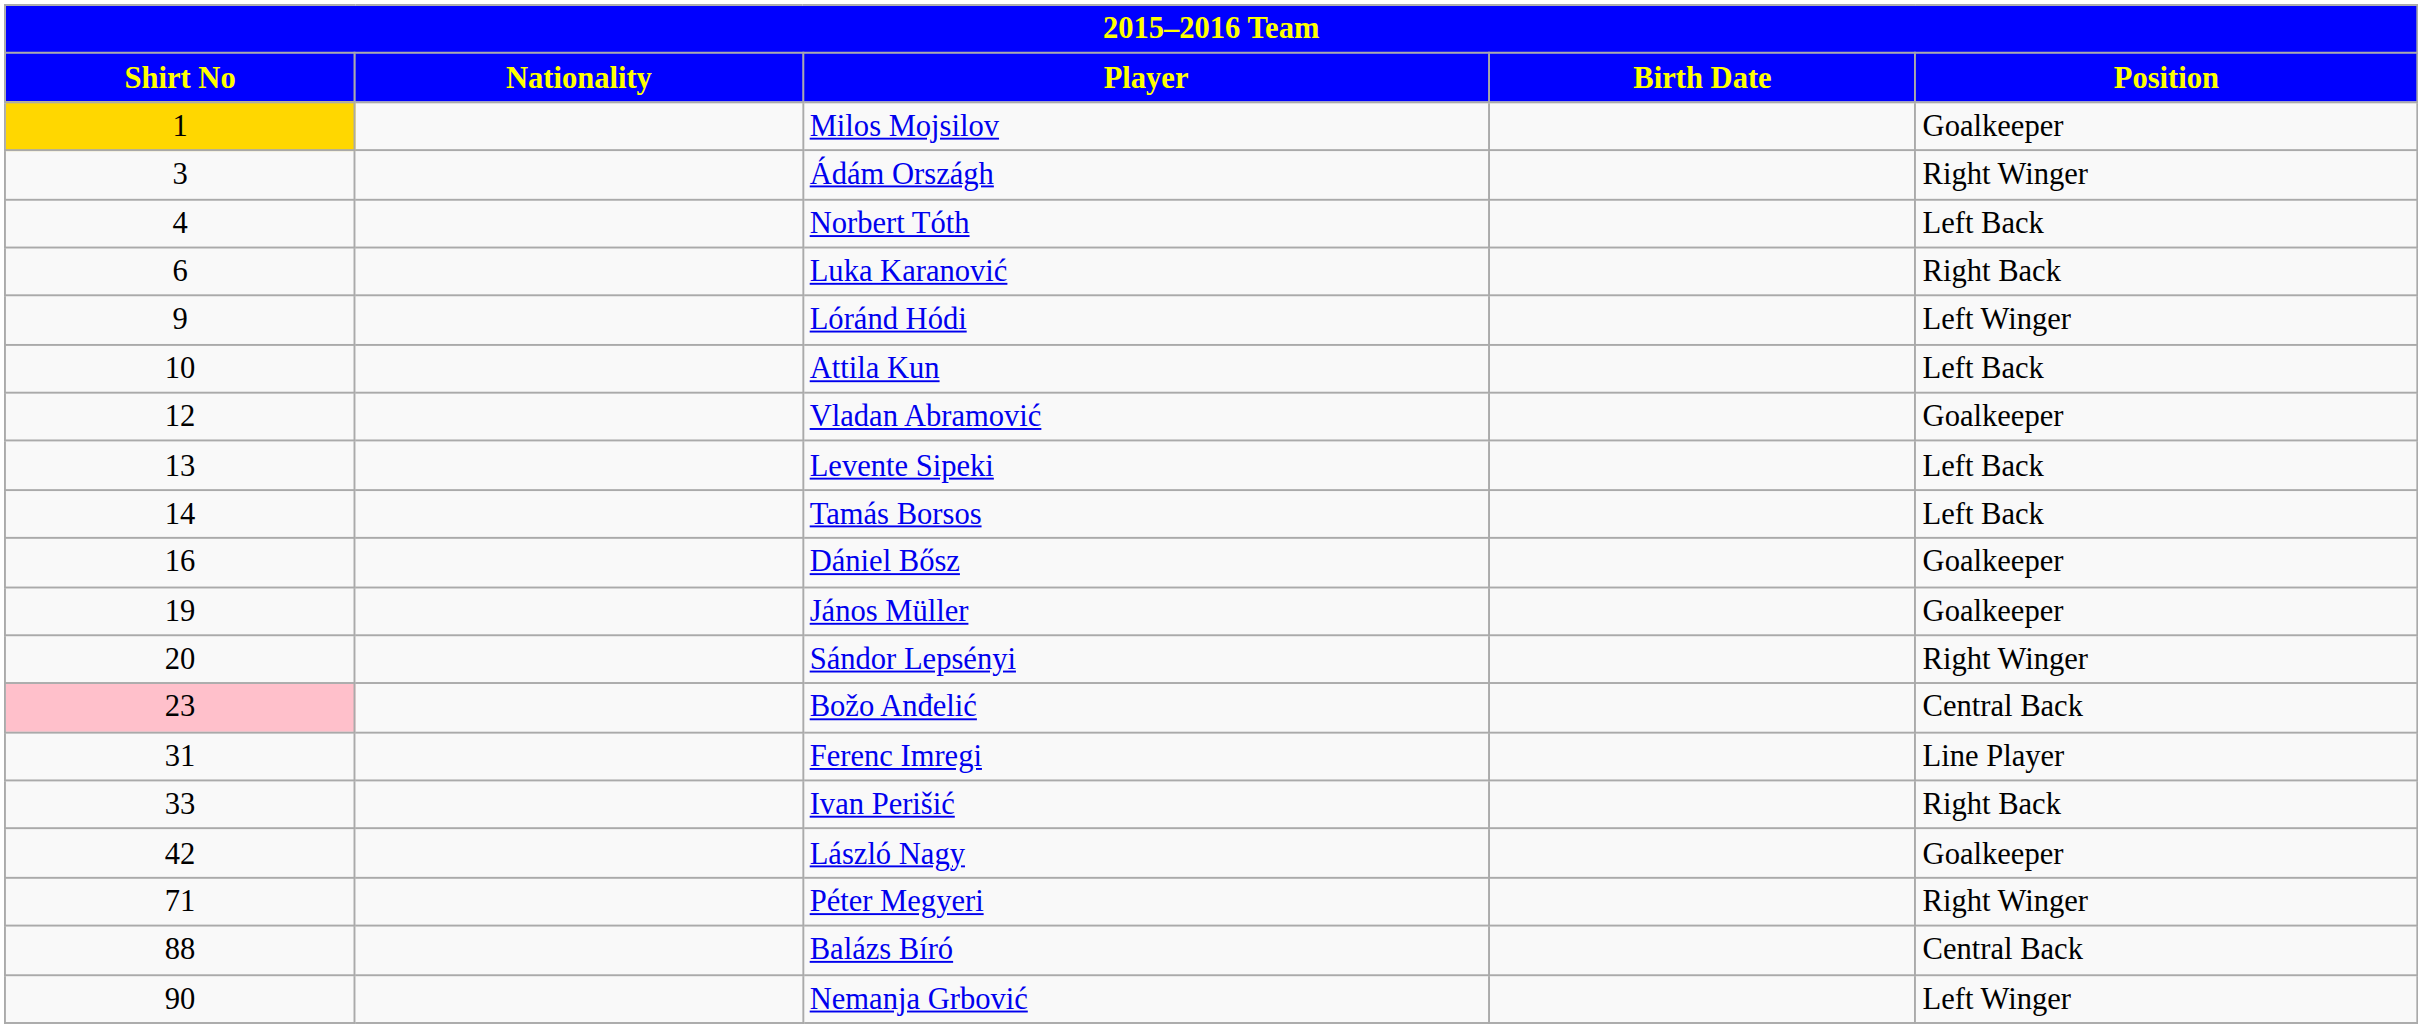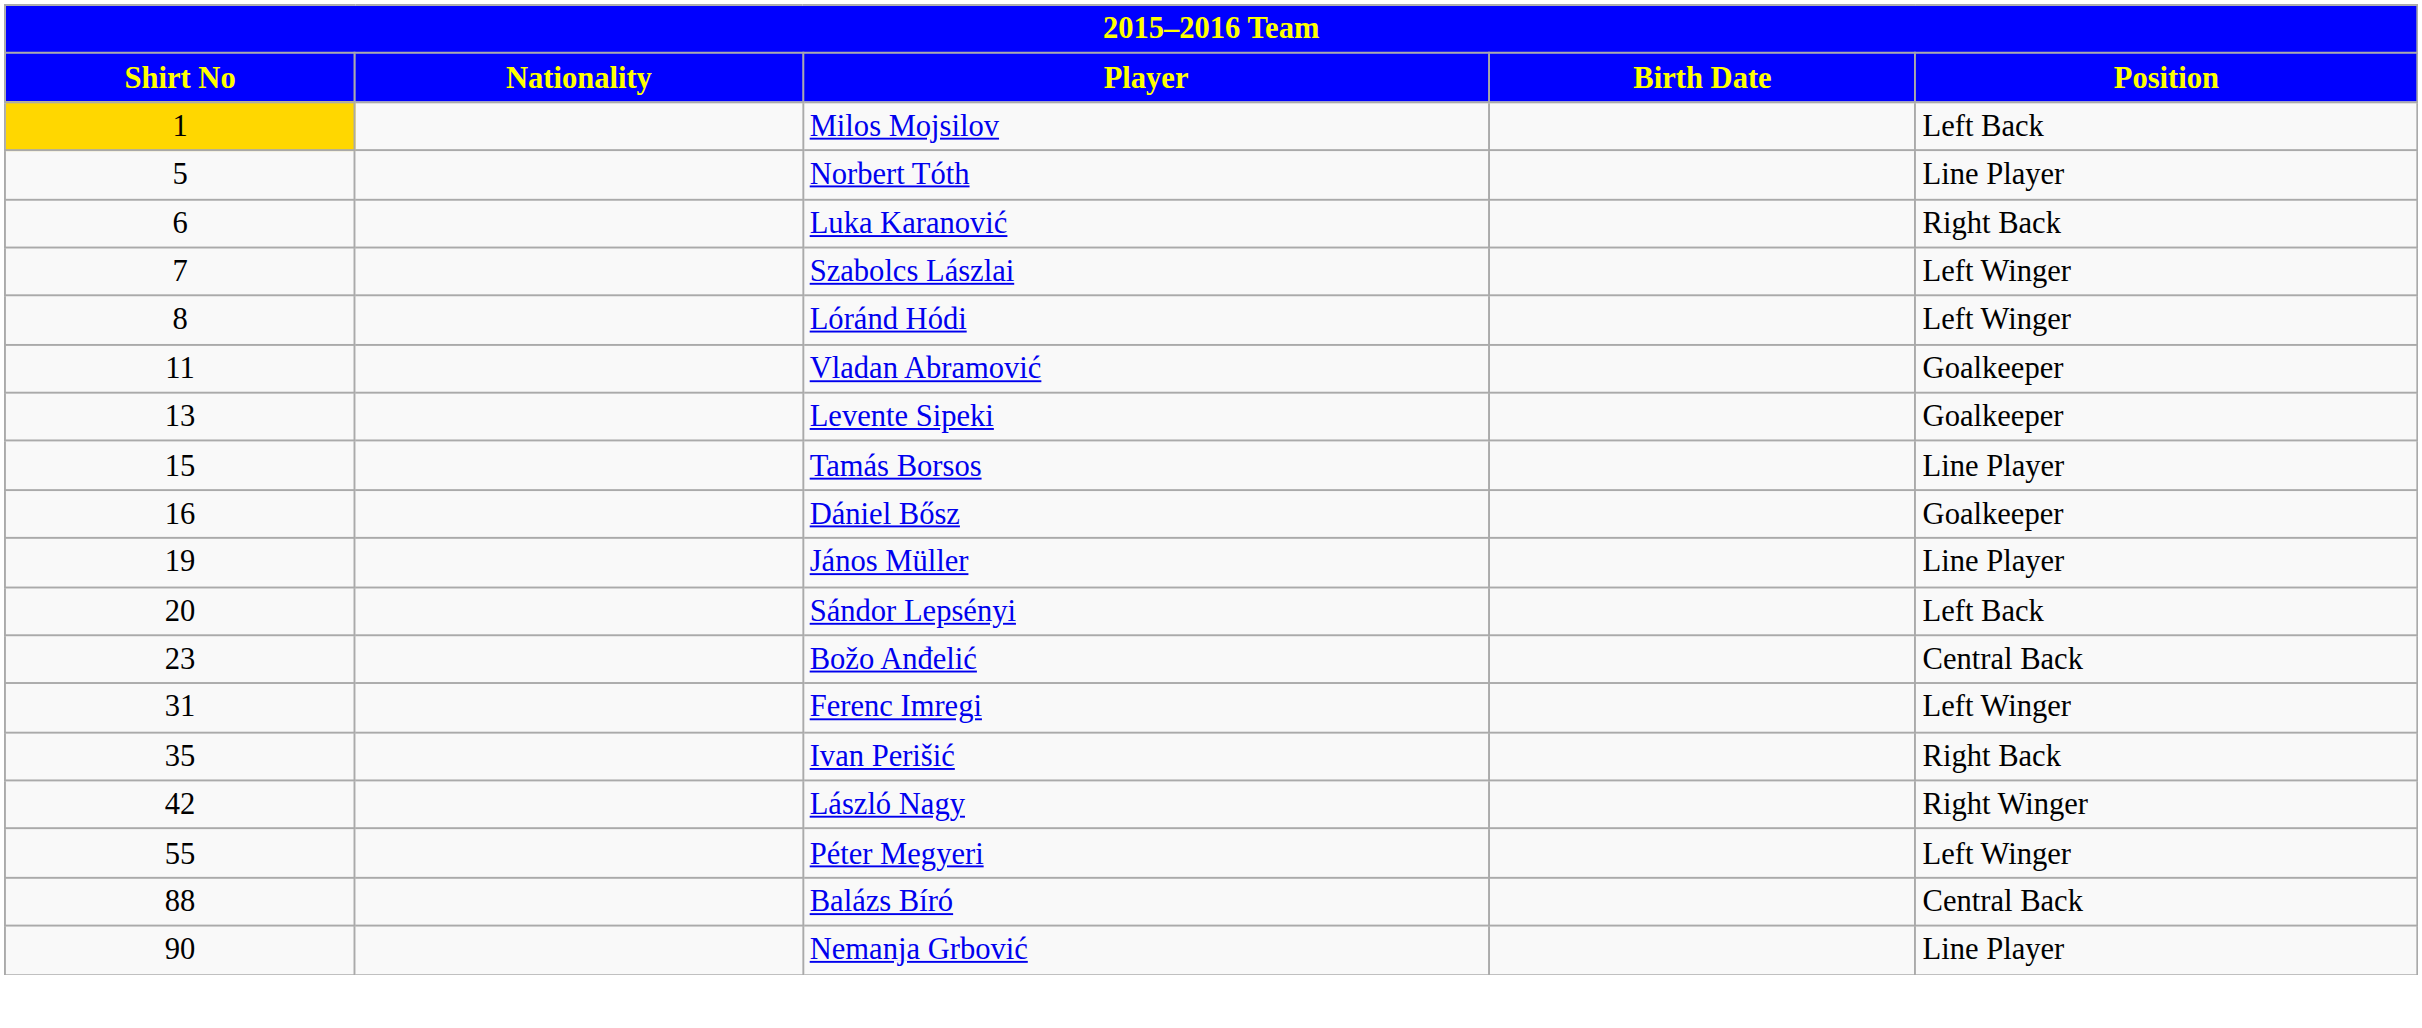(1993, 125) Goalkeeper -> (1983, 125) Left Back
- row: (902, 174)
(180, 222) 4 -> (180, 174) 5
(1983, 222) Left Back -> (1993, 174) Line Player
+ row: (912, 271)
(180, 319) 9 -> (180, 319) 8
- row: (875, 367)
(180, 416) 12 -> (180, 367) 11
(1983, 464) Left Back -> (1993, 416) Goalkeeper
(180, 513) 14 -> (180, 464) 15
(1983, 513) Left Back -> (1993, 464) Line Player
(1993, 610) Goalkeeper -> (1993, 561) Line Player
(2005, 658) Right Winger -> (1983, 610) Left Back
(180, 707) pink background -> (180, 658) no background
(1993, 755) Line Player -> (1997, 707) Left Winger
(180, 804) 33 -> (180, 755) 35
(1993, 852) Goalkeeper -> (2005, 804) Right Winger
(180, 901) 71 -> (180, 852) 55
(2005, 901) Right Winger -> (1997, 852) Left Winger
(1997, 998) Left Winger -> (1993, 949) Line Player
